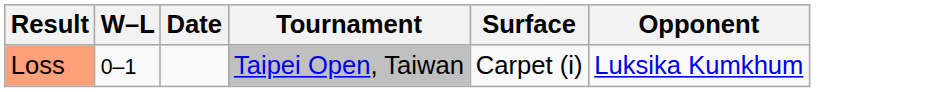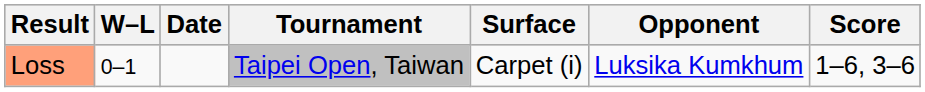+ column: (865, 24)
